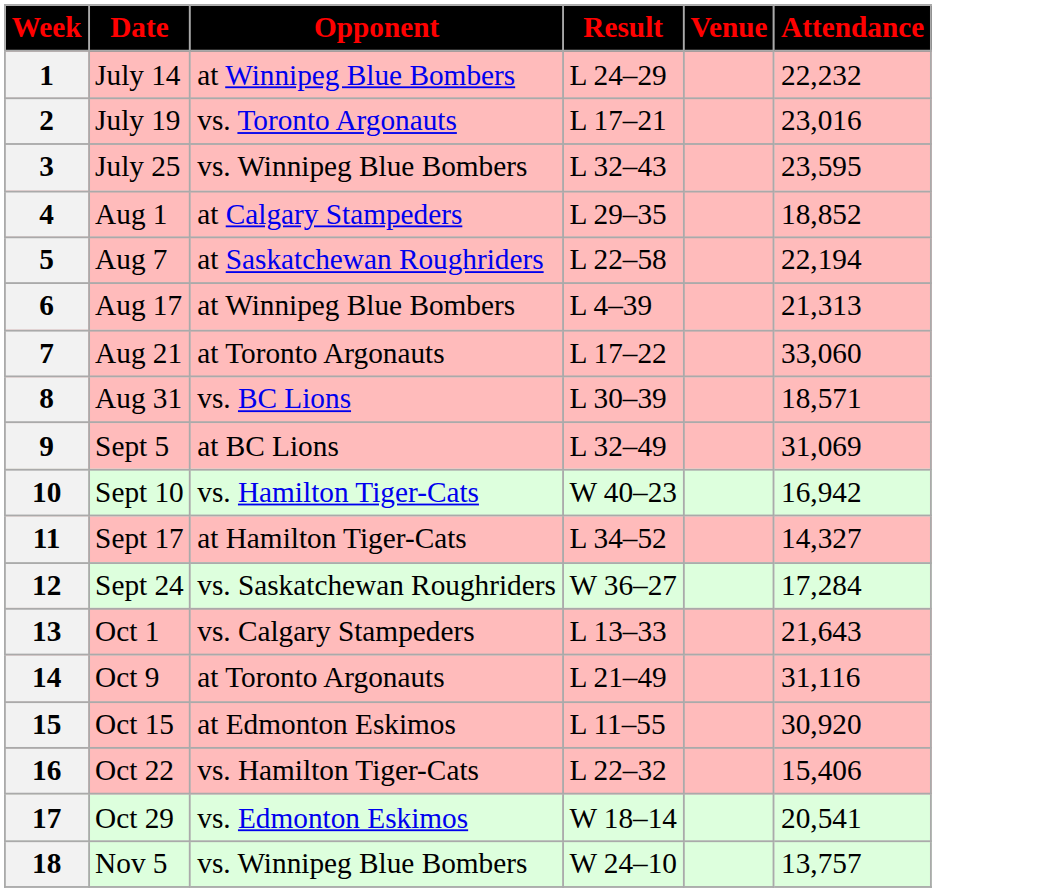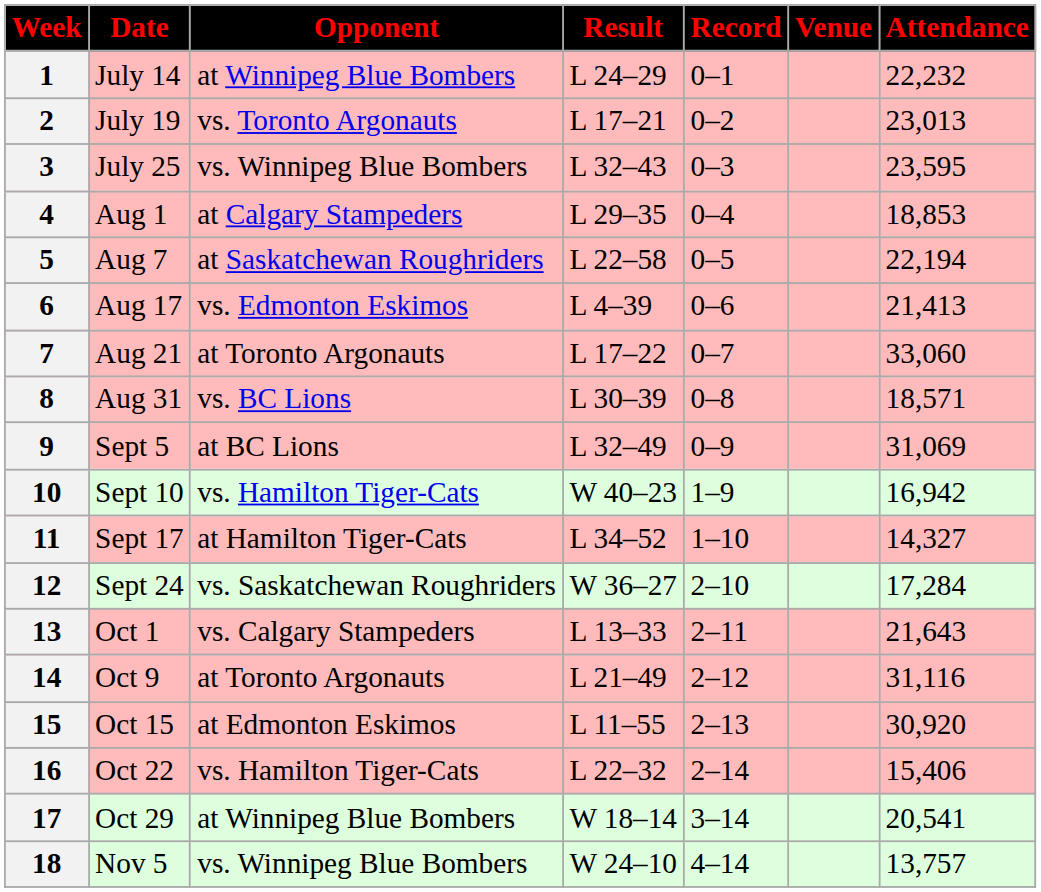+ column: (736, 27)
(821, 120) 23,016 -> (926, 120) 23,013
(821, 213) 18,852 -> (926, 213) 18,853
(356, 306) at Winnipeg Blue Bombers -> (333, 306) vs. Edmonton Eskimos
(821, 306) 21,313 -> (926, 306) 21,413
(333, 817) vs. Edmonton Eskimos -> (356, 817) at Winnipeg Blue Bombers
